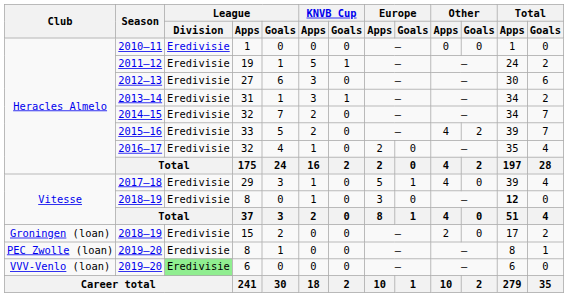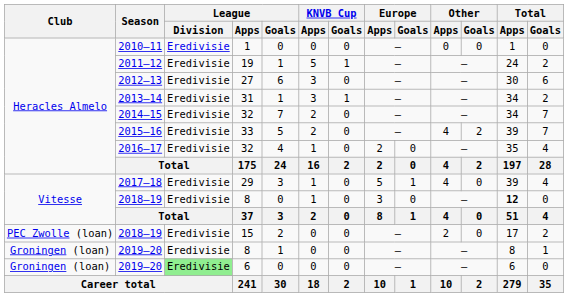(60, 233) Groningen (loan) -> (60, 233) PEC Zwolle (loan)
(60, 250) PEC Zwolle (loan) -> (60, 250) Groningen (loan)
(60, 267) VVV-Venlo (loan) -> (60, 267) Groningen (loan)
